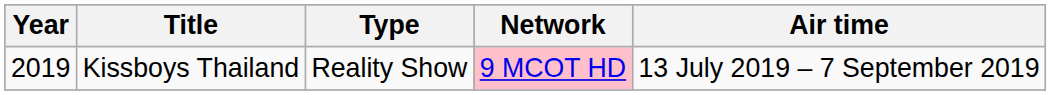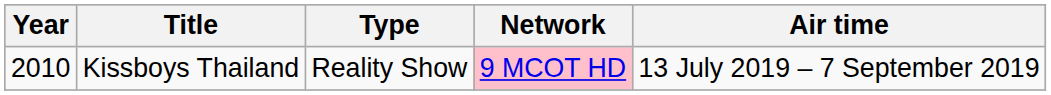(41, 68) 2019 -> (41, 68) 2010
